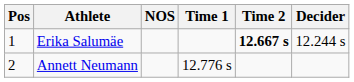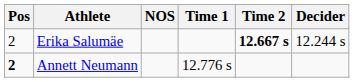(12, 41) 1 -> (12, 41) 2
(12, 65) normal -> (12, 65) bold
